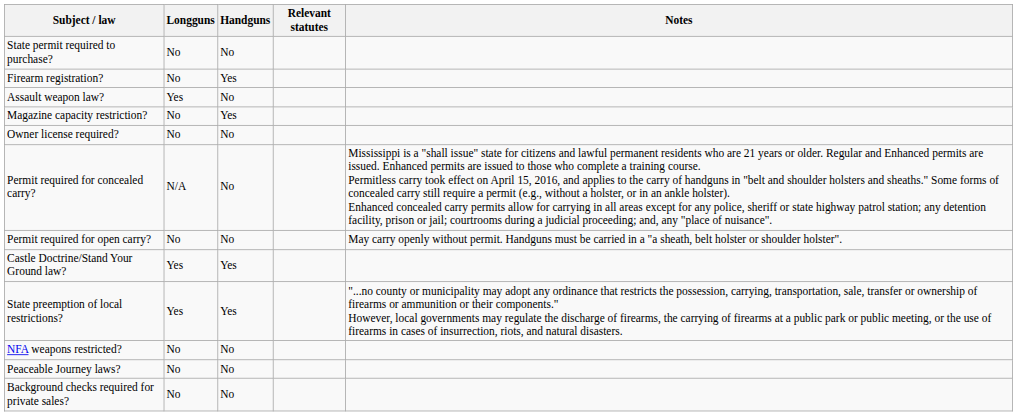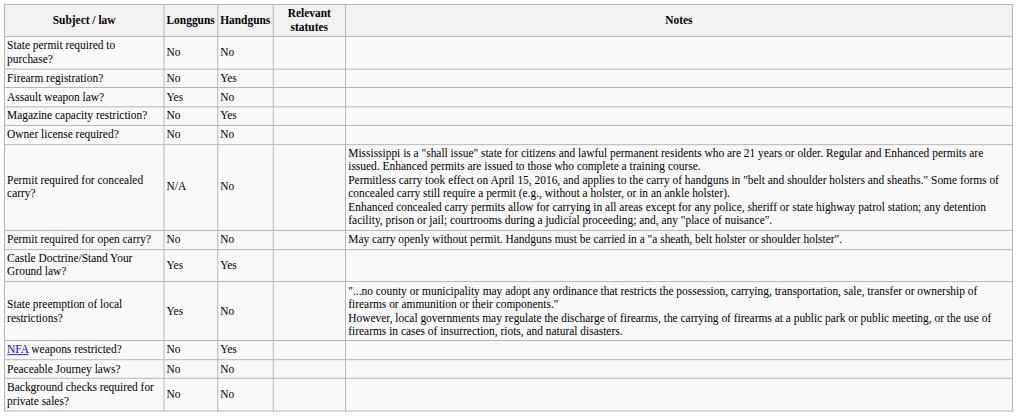(228, 310) Yes -> (227, 310) No
(227, 349) No -> (228, 349) Yes
